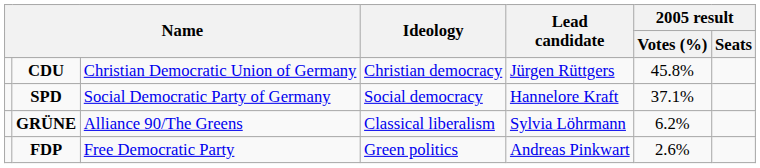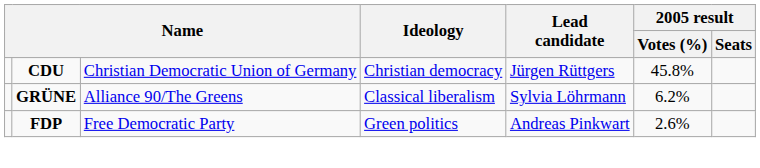- row: (46, 96)
